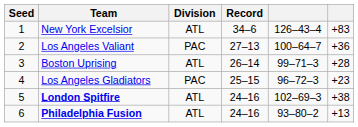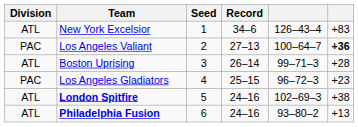columns swapped: (22, 13) <-> (195, 13)
(341, 47) normal -> (341, 47) bold
